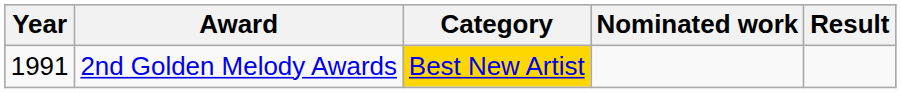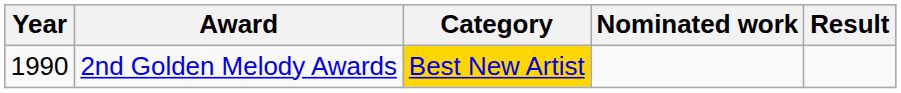(40, 66) 1991 -> (40, 66) 1990
